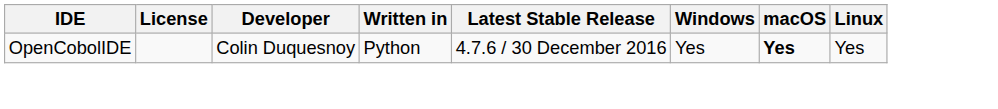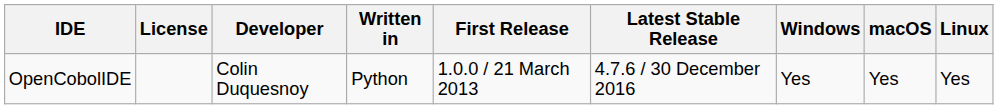+ column: (512, 29)
(779, 47) bold -> (884, 78) normal
